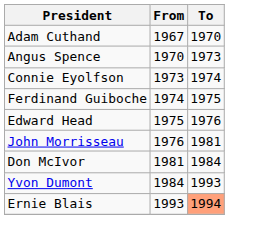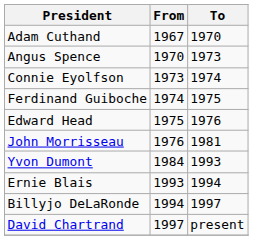- row: (46, 162)
(206, 204) lightsalmon background -> (206, 183) no background
+ row: (73, 204)
+ row: (66, 225)
